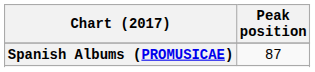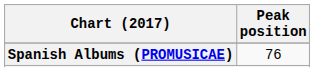(273, 55) 87 -> (273, 55) 76
